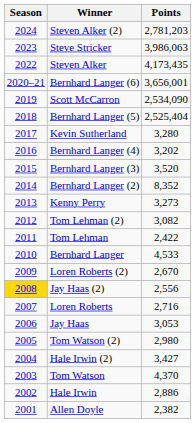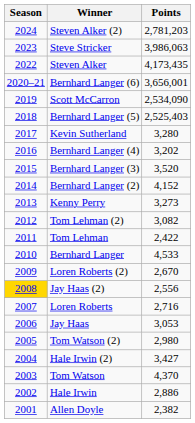(166, 116) 2,525,404 -> (166, 116) 2,525,403
(166, 185) 8,352 -> (166, 185) 4,152
